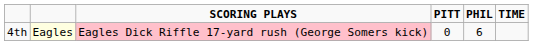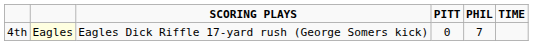(253, 32) pink background -> (253, 32) no background
(479, 32) 6 -> (479, 32) 7
